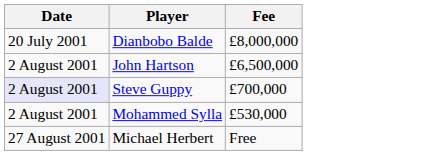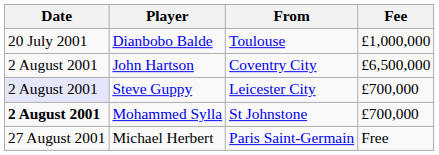+ column: (292, 16)
(264, 41) £8,000,000 -> (396, 41) £1,000,000
(53, 114) normal -> (54, 114) bold
(258, 114) £530,000 -> (390, 114) £700,000
